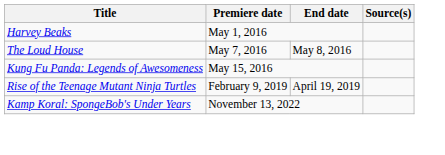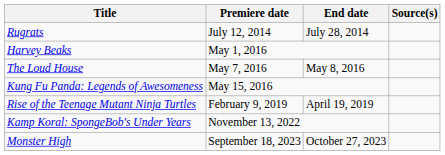+ row: (25, 31)
+ row: (39, 141)
